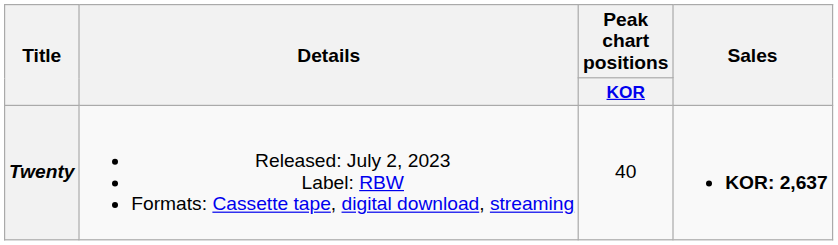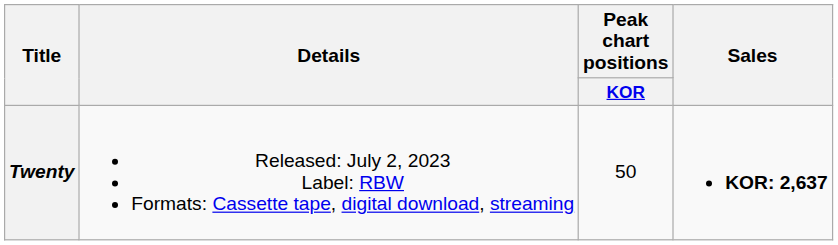(626, 172) 40 -> (626, 172) 50
